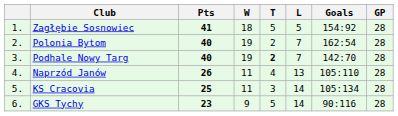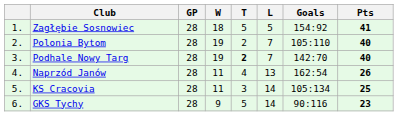columns swapped: (380, 12) <-> (206, 12)
(339, 42) 162:54 -> (311, 42) 105:110
(339, 73) 105:110 -> (311, 73) 162:54
